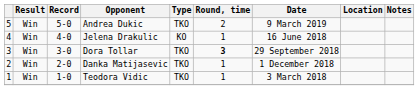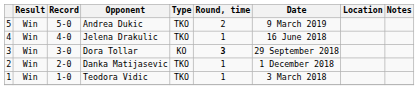(182, 38) KO -> (182, 38) TKO
(182, 51) TKO -> (182, 51) KO
